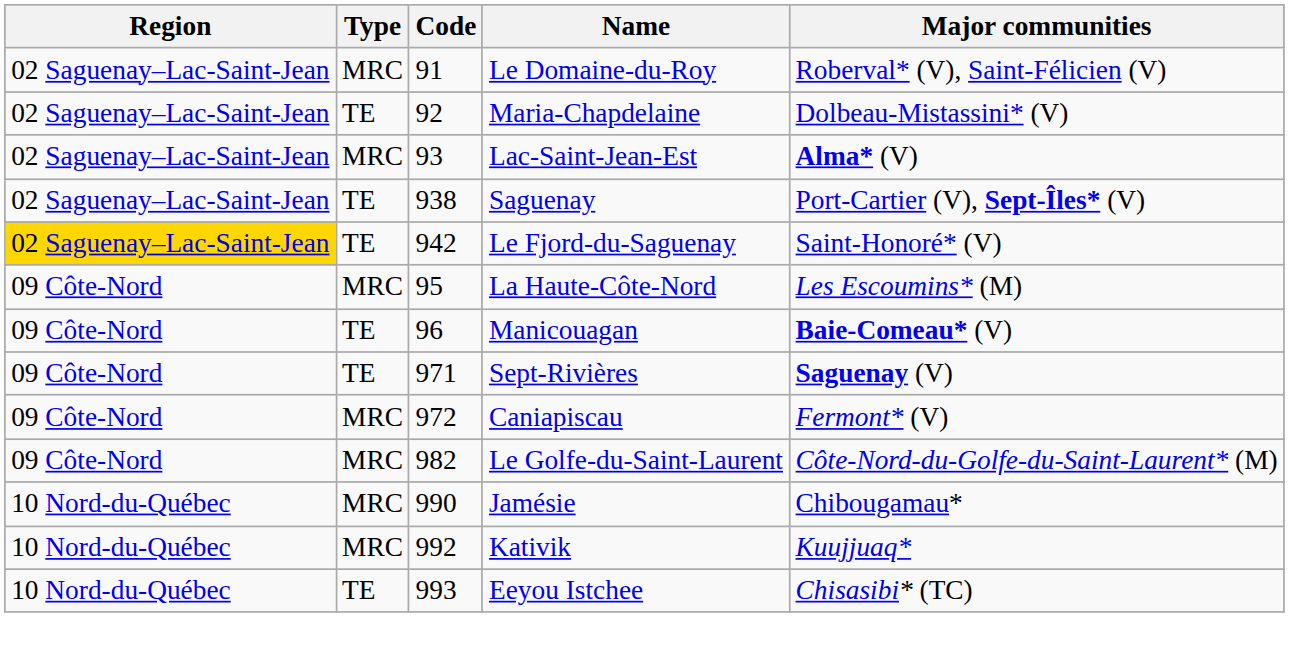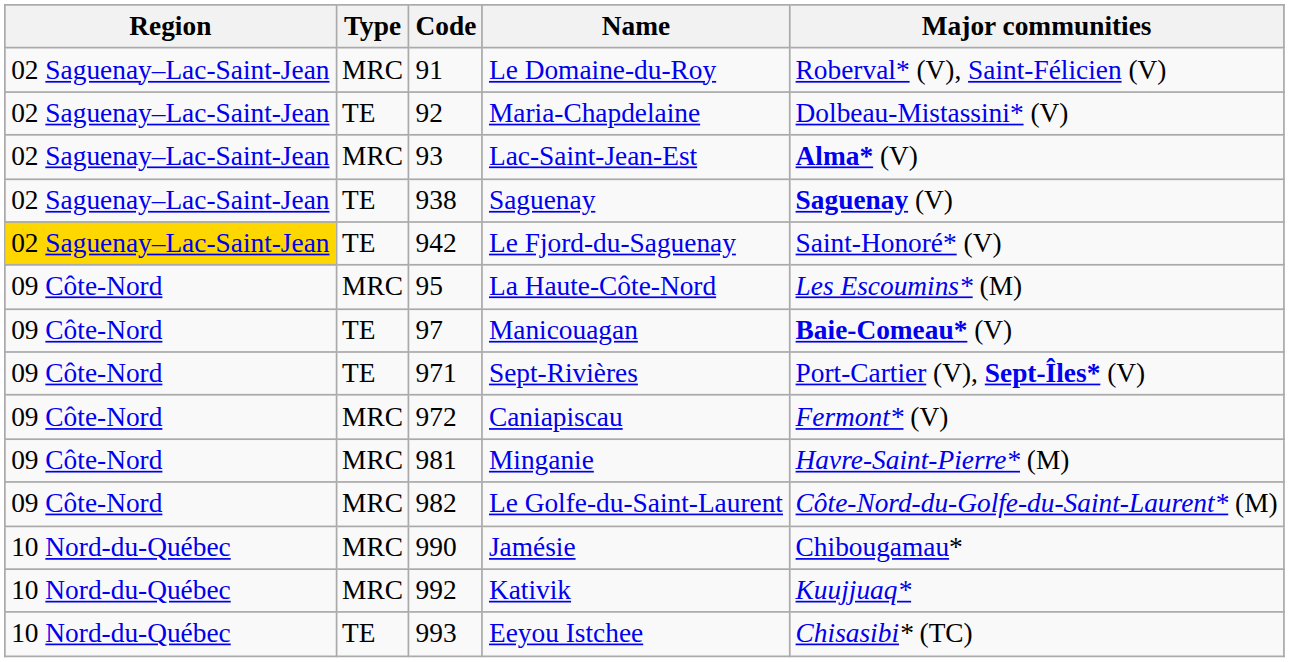(970, 199) Port-Cartier (V), Sept-Îles* (V) -> (874, 199) Saguenay (V)
(429, 329) 96 -> (429, 329) 97
(874, 373) Saguenay (V) -> (970, 373) Port-Cartier (V), Sept-Îles* (V)
+ row: (541, 460)
